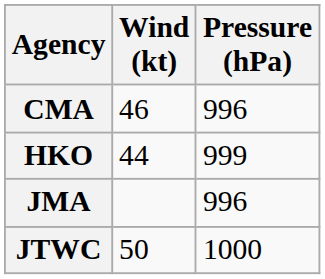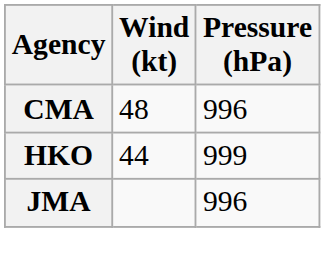(134, 108) 46 -> (134, 108) 48
- row: (59, 249)
